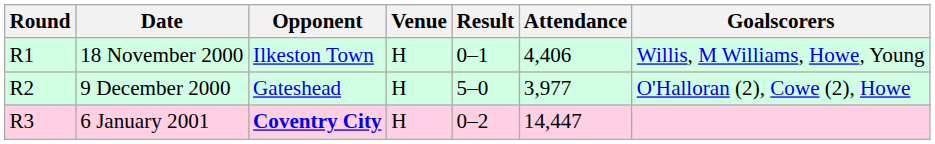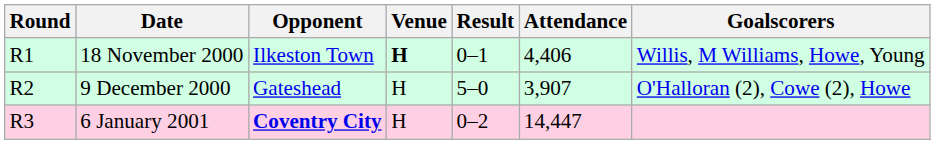(399, 54) normal -> (400, 54) bold
(548, 88) 3,977 -> (548, 88) 3,907
